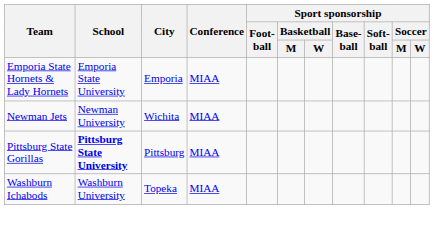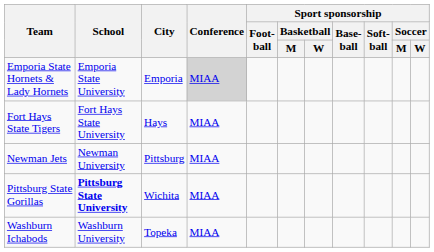(204, 79) no background -> (204, 79) lightgrey background
+ row: (34, 122)
(162, 115) Wichita -> (164, 158) Pittsburg
(164, 152) Pittsburg -> (162, 195) Wichita
